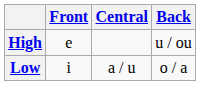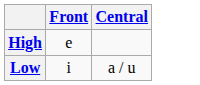- column: (174, 17)
